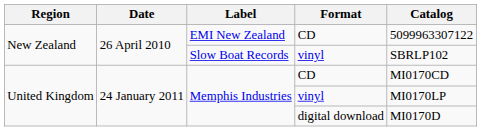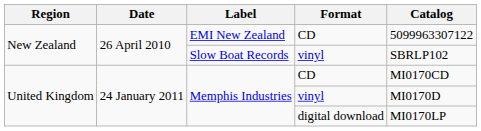(418, 95) MI0170LP -> (415, 95) MI0170D
(415, 116) MI0170D -> (418, 116) MI0170LP
